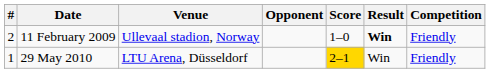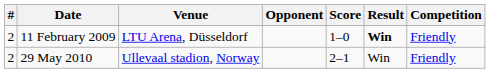(191, 36) Ullevaal stadion, Norway -> (185, 36) LTU Arena, Düsseldorf
(11, 57) 1 -> (11, 57) 2
(185, 57) LTU Arena, Düsseldorf -> (191, 57) Ullevaal stadion, Norway
(339, 57) gold background -> (339, 57) no background
